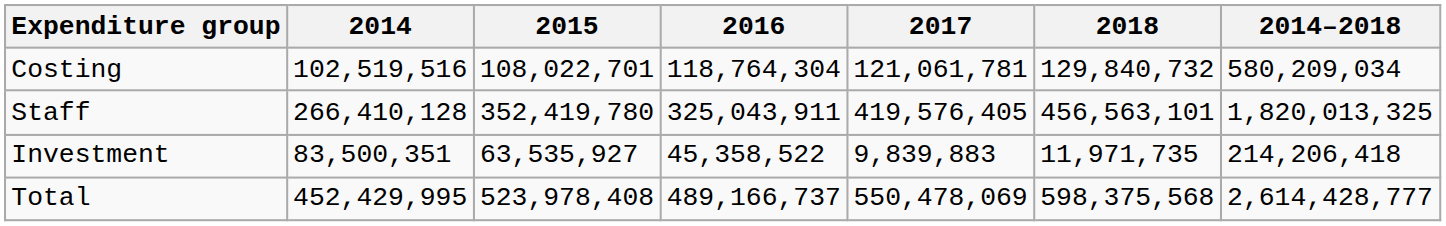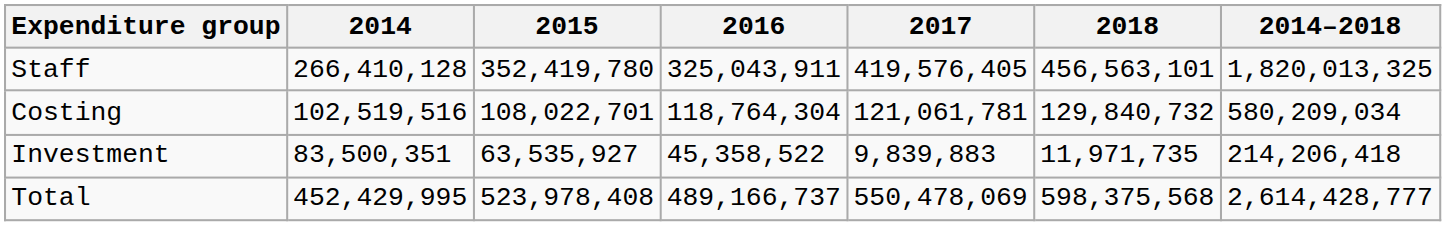rows swapped: (51, 113) <-> (67, 70)
